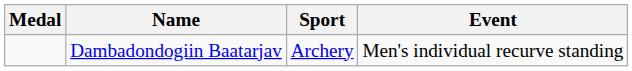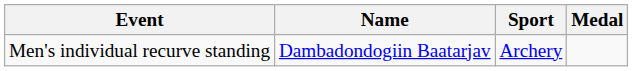columns swapped: (35, 19) <-> (493, 19)
